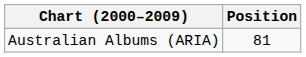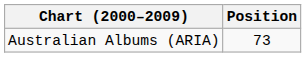(262, 40) 81 -> (262, 40) 73
